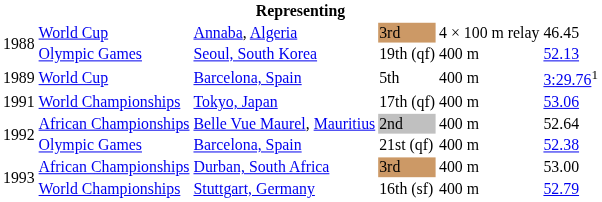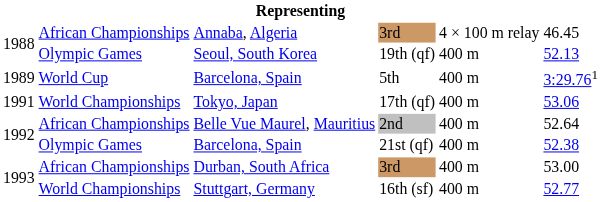(73, 32) World Cup -> (114, 32) African Championships
(561, 189) 52.79 -> (561, 189) 52.77
